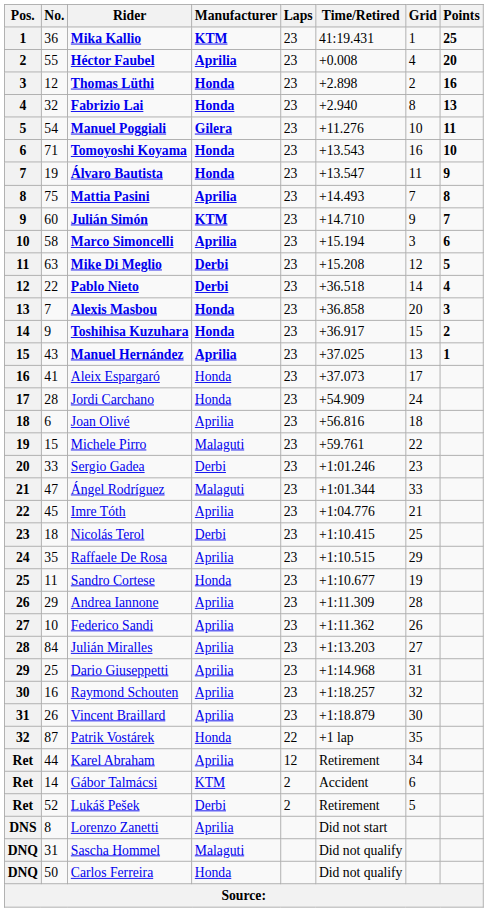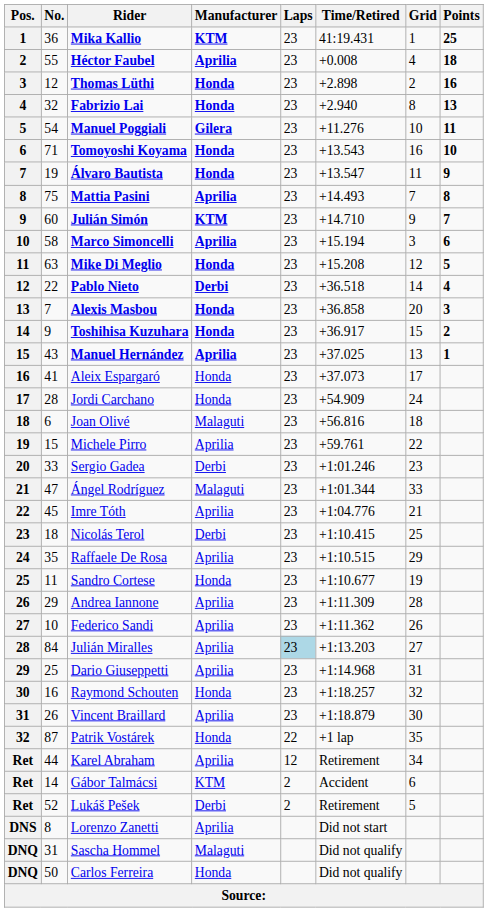(450, 61) 20 -> (450, 61) 18
(212, 264) Derbi -> (215, 264) Honda
(214, 421) Aprilia -> (220, 421) Malaguti
(220, 444) Malaguti -> (214, 444) Aprilia
(291, 647) no background -> (291, 647) lightblue background
(214, 692) Aprilia -> (213, 692) Honda
